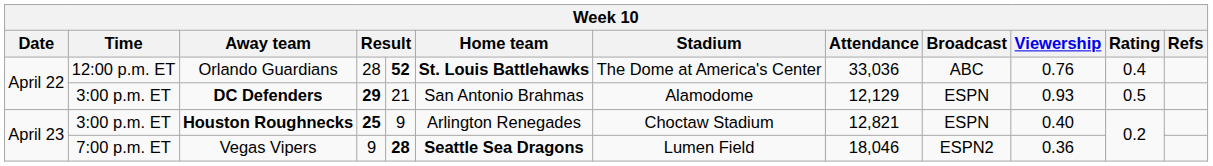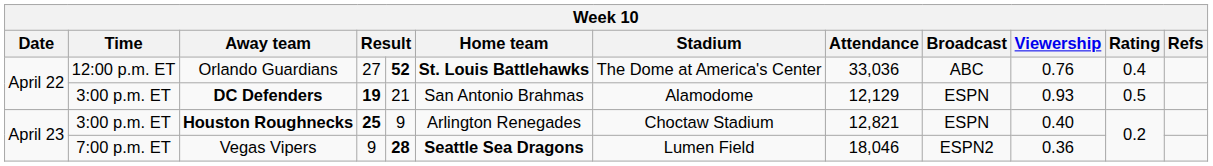(371, 69) 28 -> (371, 69) 27
(371, 95) 29 -> (371, 95) 19
